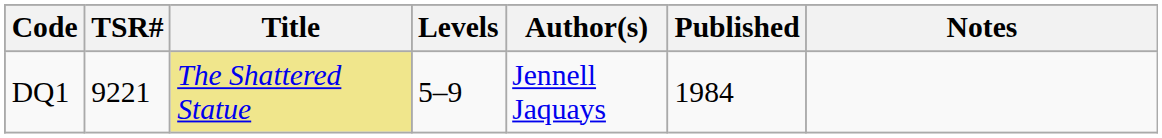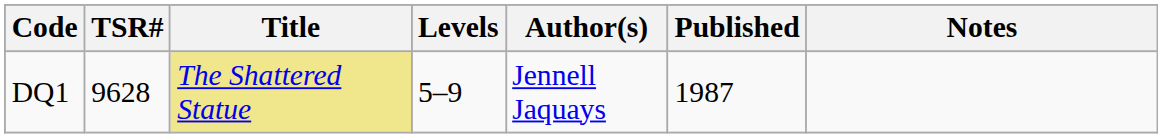(121, 91) 9221 -> (121, 91) 9628
(704, 91) 1984 -> (704, 91) 1987
